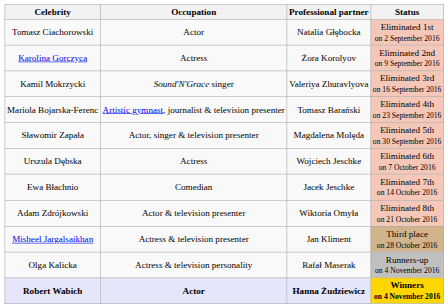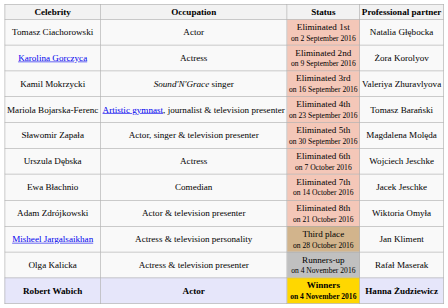columns swapped: (329, 12) <-> (407, 12)
(194, 239) Actress & television presenter -> (194, 239) Actress & television personality
(194, 264) Actress & television personality -> (194, 264) Actress & television presenter
